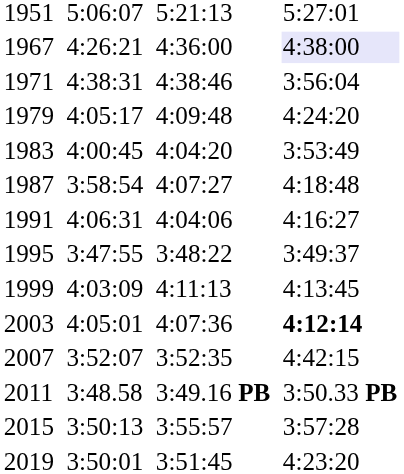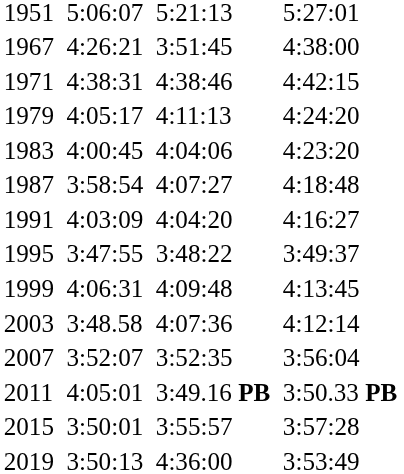(194, 47) 4:36:00 -> (194, 47) 3:51:45
(321, 47) lavender background -> (321, 47) no background
(321, 81) 3:56:04 -> (321, 81) 4:42:15
(194, 116) 4:09:48 -> (194, 116) 4:11:13
(194, 150) 4:04:20 -> (194, 150) 4:04:06
(321, 150) 3:53:49 -> (321, 150) 4:23:20
(105, 219) 4:06:31 -> (105, 219) 4:03:09
(194, 219) 4:04:06 -> (194, 219) 4:04:20
(105, 288) 4:03:09 -> (105, 288) 4:06:31
(194, 288) 4:11:13 -> (194, 288) 4:09:48
(105, 323) 4:05:01 -> (105, 323) 3:48.58
(323, 323) bold -> (321, 323) normal
(321, 357) 4:42:15 -> (321, 357) 3:56:04
(105, 392) 3:48.58 -> (105, 392) 4:05:01
(105, 427) 3:50:13 -> (105, 427) 3:50:01
(105, 461) 3:50:01 -> (105, 461) 3:50:13
(194, 461) 3:51:45 -> (194, 461) 4:36:00
(321, 461) 4:23:20 -> (321, 461) 3:53:49
